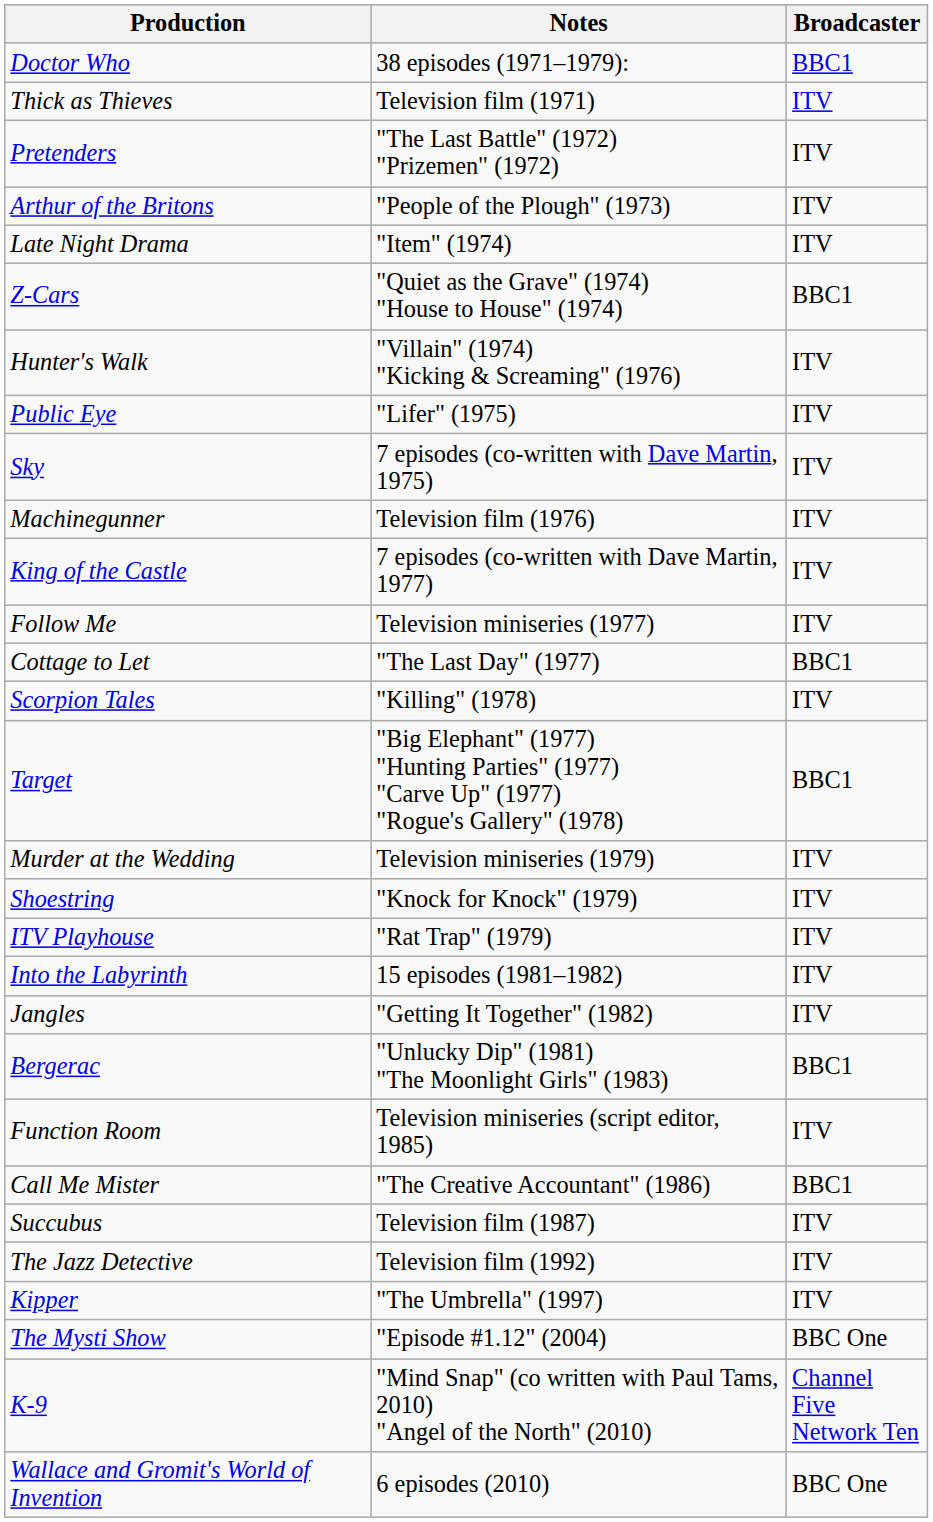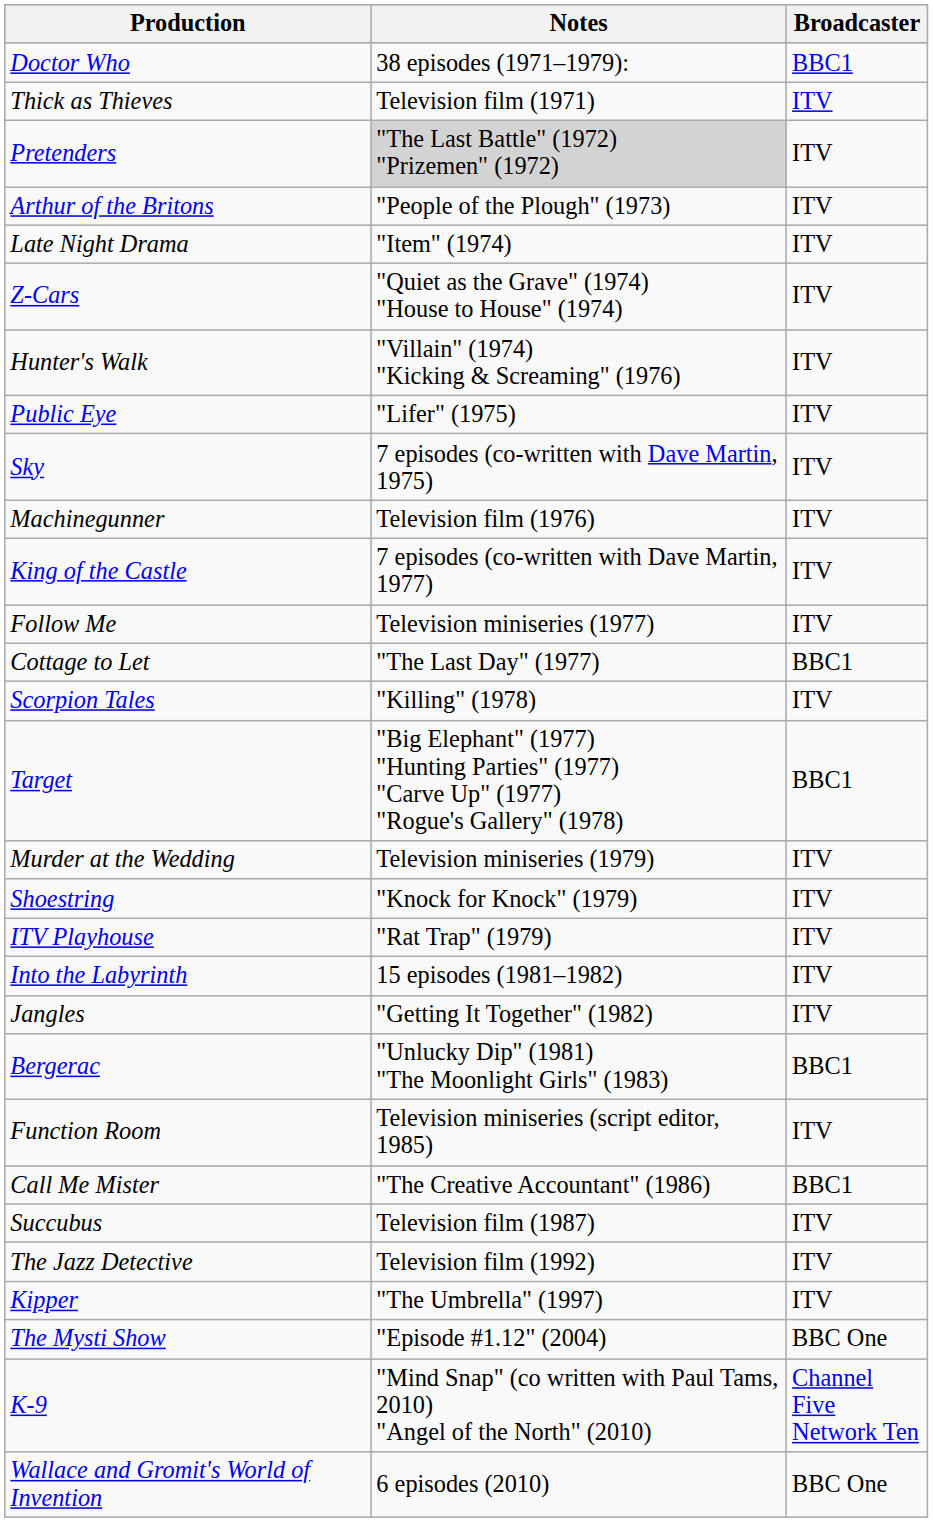(497, 153) no background -> (497, 153) lightgrey background
(822, 296) BBC1 -> (812, 296) ITV
